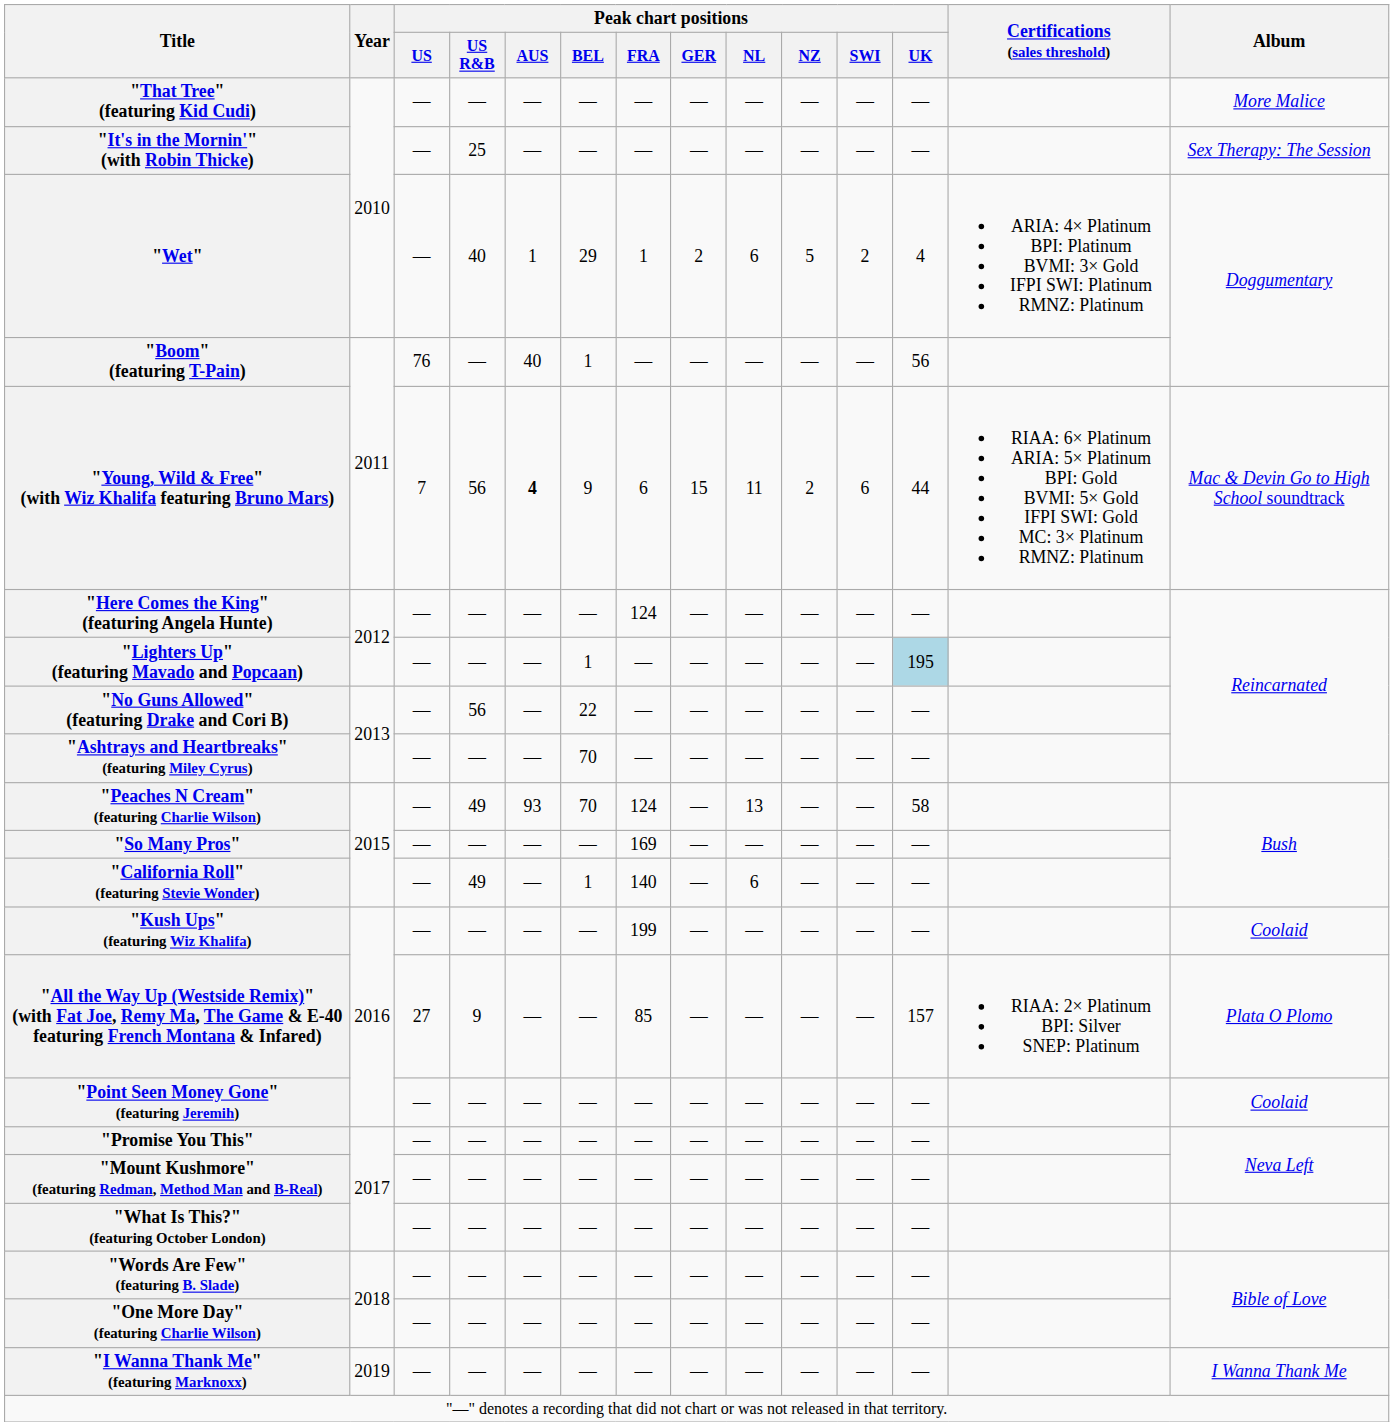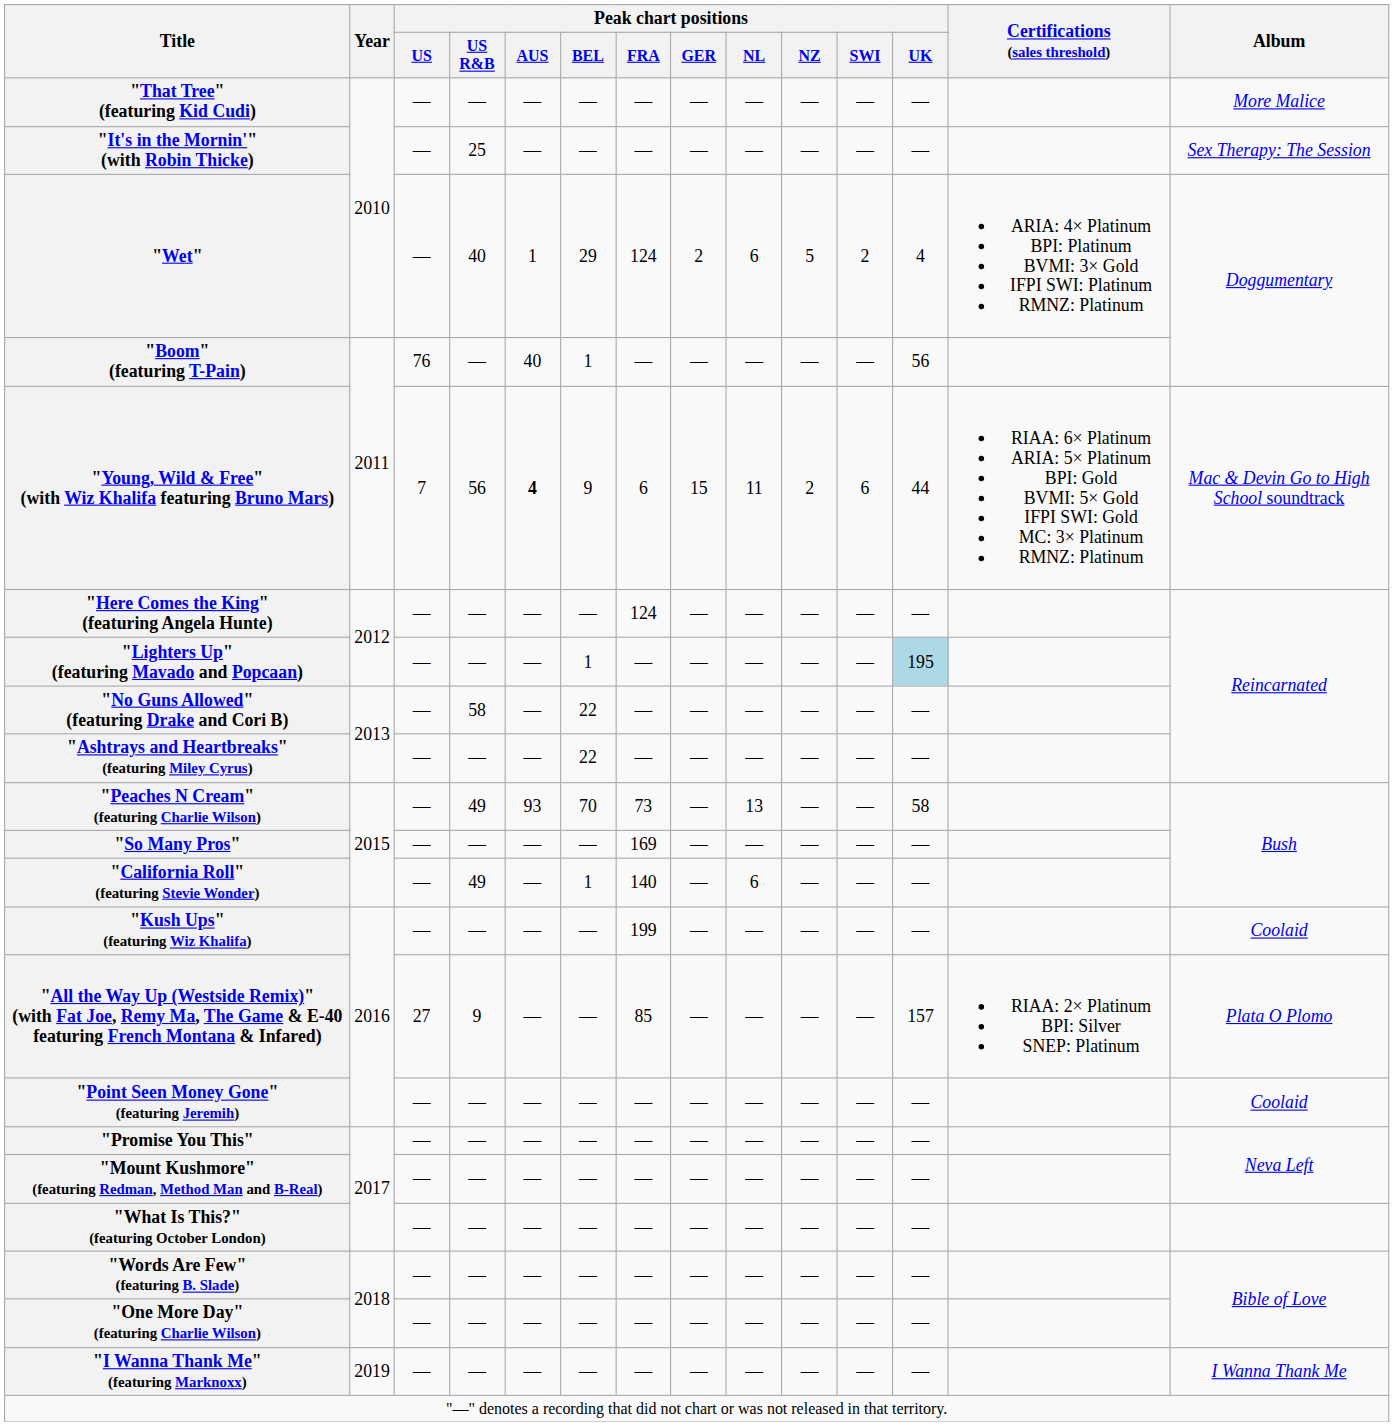(643, 255) 1 -> (643, 255) 124
(477, 709) 56 -> (477, 709) 58
(588, 757) 70 -> (588, 757) 22
(643, 806) 124 -> (643, 806) 73
